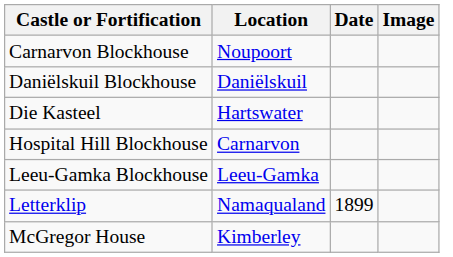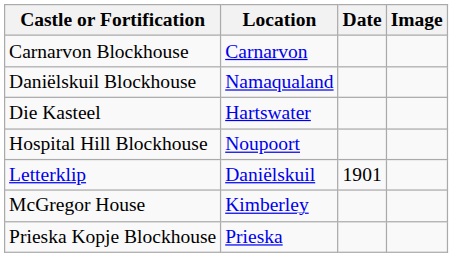(254, 50) Noupoort -> (266, 50) Carnarvon
(262, 81) Daniëlskuil -> (279, 81) Namaqualand
(258, 143) Carnarvon -> (263, 143) Noupoort
- row: (109, 174)
(271, 205) Namaqualand -> (270, 174) Daniëlskuil
(354, 205) 1899 -> (362, 174) 1901
+ row: (113, 236)
